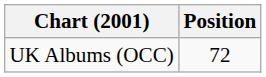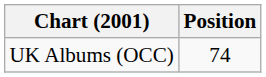(220, 54) 72 -> (220, 54) 74
